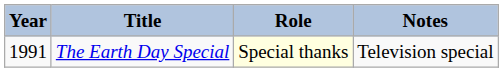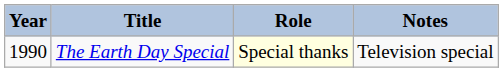(28, 51) 1991 -> (28, 51) 1990
